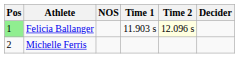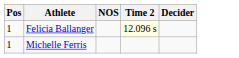- column: (140, 12)
(9, 29) lightgreen background -> (9, 29) no background
(9, 45) 2 -> (9, 45) 1
